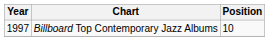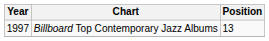(228, 28) 10 -> (228, 28) 13
